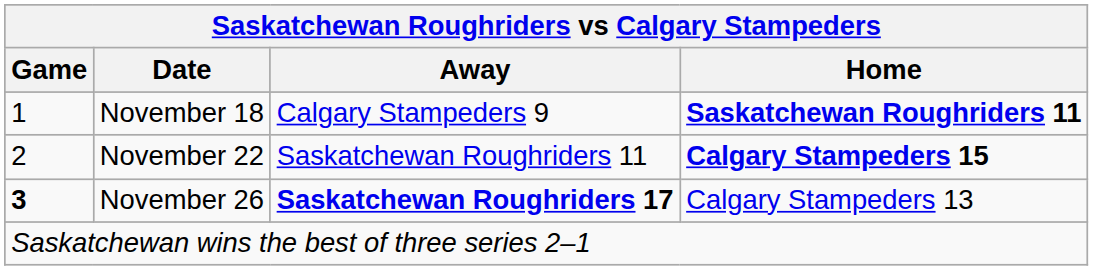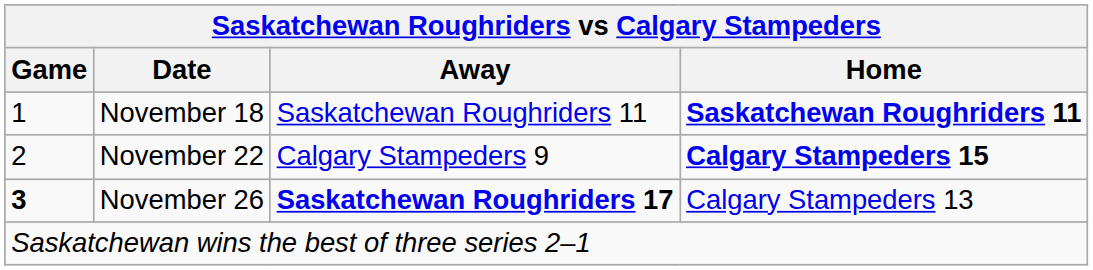(413, 112) Calgary Stampeders 9 -> (462, 112) Saskatchewan Roughriders 11
(462, 156) Saskatchewan Roughriders 11 -> (413, 156) Calgary Stampeders 9
